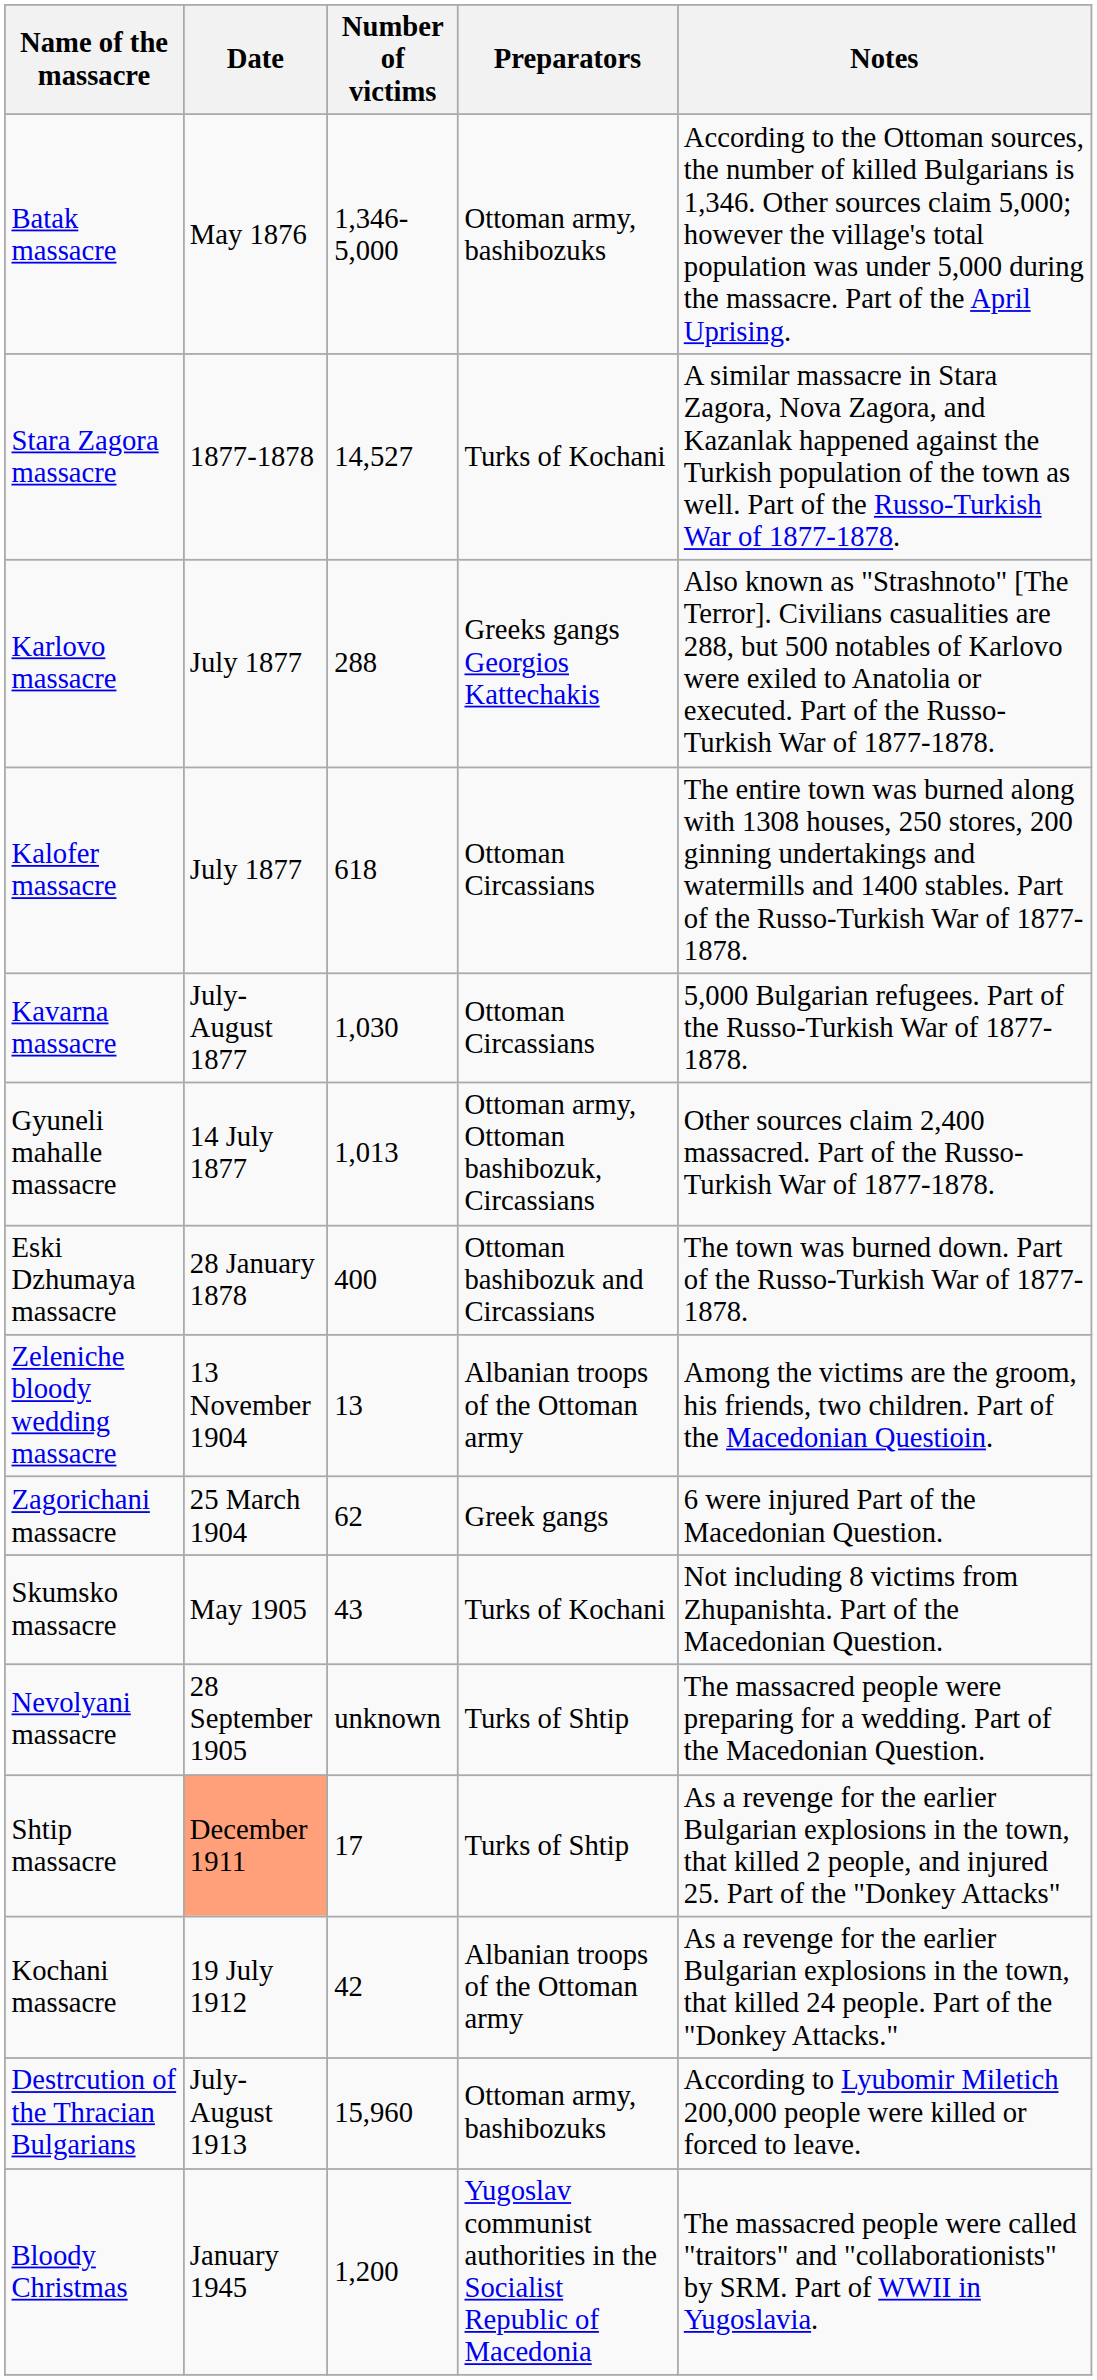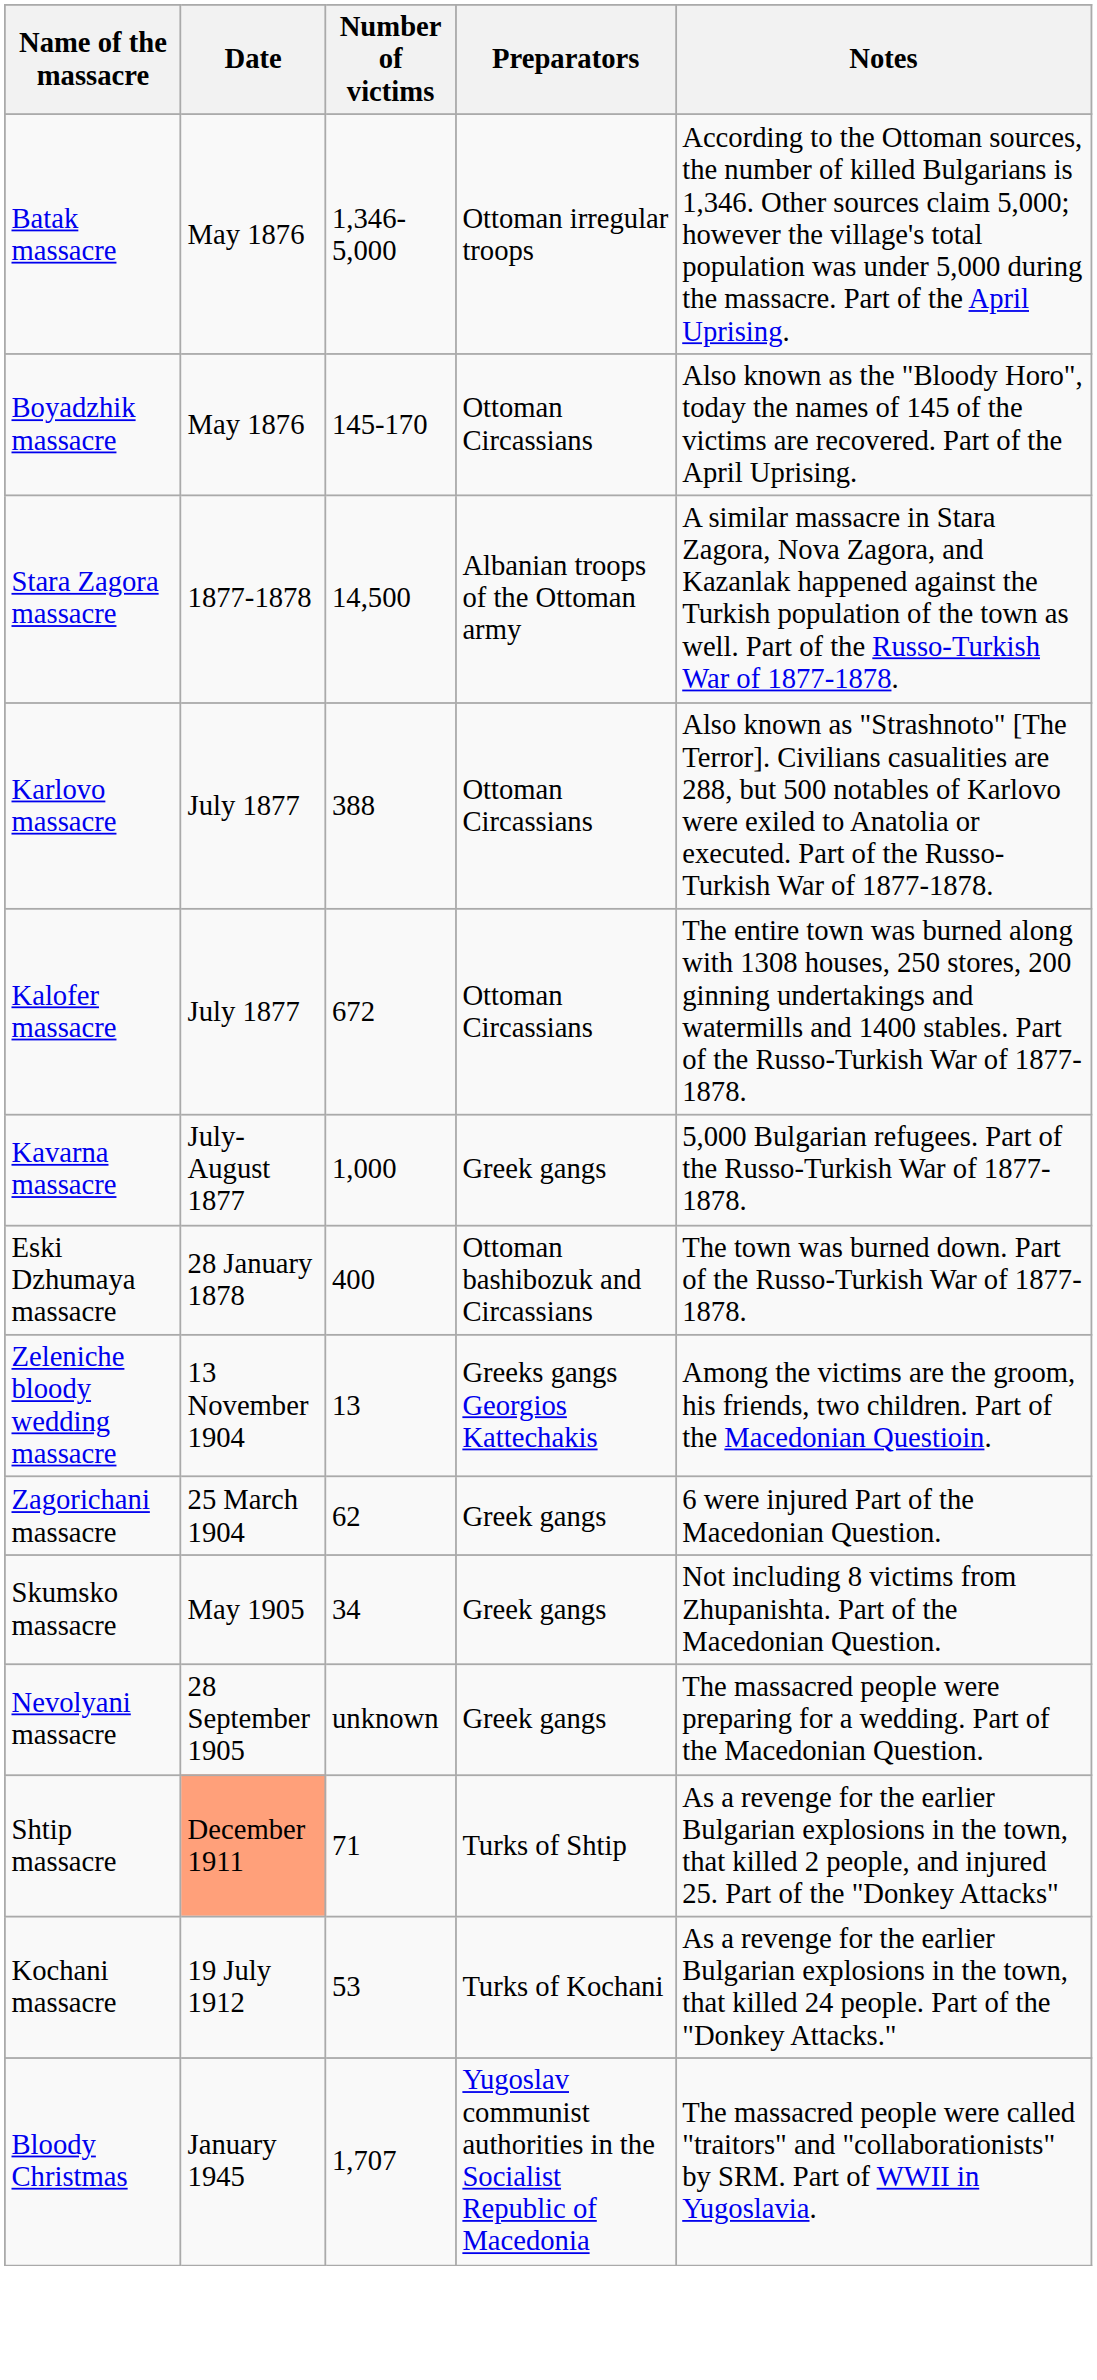(550, 233) Ottoman army, bashibozuks -> (565, 233) Ottoman irregular troops
+ row: (74, 424)
(374, 456) 14,527 -> (371, 598) 14,500
(565, 456) Turks of Kochani -> (554, 598) Albanian troops of the Ottoman army
(356, 662) 288 -> (353, 804) 388
(542, 662) Greeks gangs Georgios Kattechakis -> (528, 804) Ottoman Circassians
(356, 869) 618 -> (353, 1011) 672
(366, 1027) 1,030 -> (364, 1169) 1,000
(530, 1027) Ottoman Circassians -> (534, 1169) Greek gangs
- row: (64, 1153)
(556, 1405) Albanian troops of the Ottoman army -> (540, 1405) Greeks gangs Georgios Kattechakis
(349, 1609) 43 -> (346, 1609) 34
(565, 1609) Turks of Kochani -> (534, 1609) Greek gangs
(547, 1718) Turks of Shtip -> (534, 1718) Greek gangs
(349, 1844) 17 -> (346, 1844) 71
(349, 1987) 42 -> (346, 1987) 53
(556, 1987) Albanian troops of the Ottoman army -> (563, 1987) Turks of Kochani
- row: (94, 2113)
(366, 2271) 1,200 -> (364, 2161) 1,707
